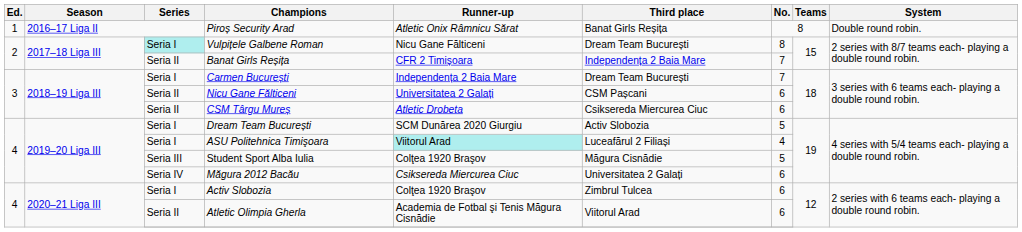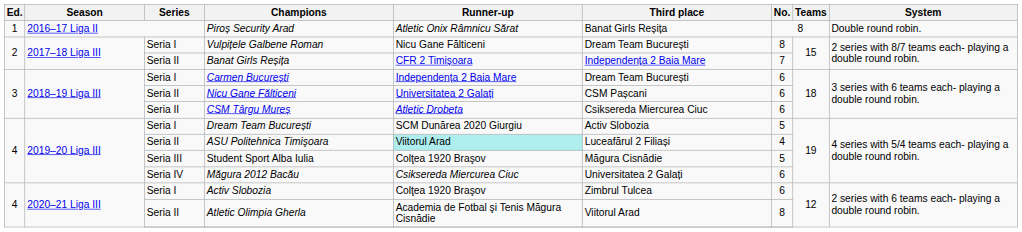(162, 45) paleturquoise background -> (162, 45) no background
(782, 77) 7 -> (782, 77) 6
(162, 142) Seria I -> (163, 142) Seria II
(782, 213) 6 -> (782, 213) 8
